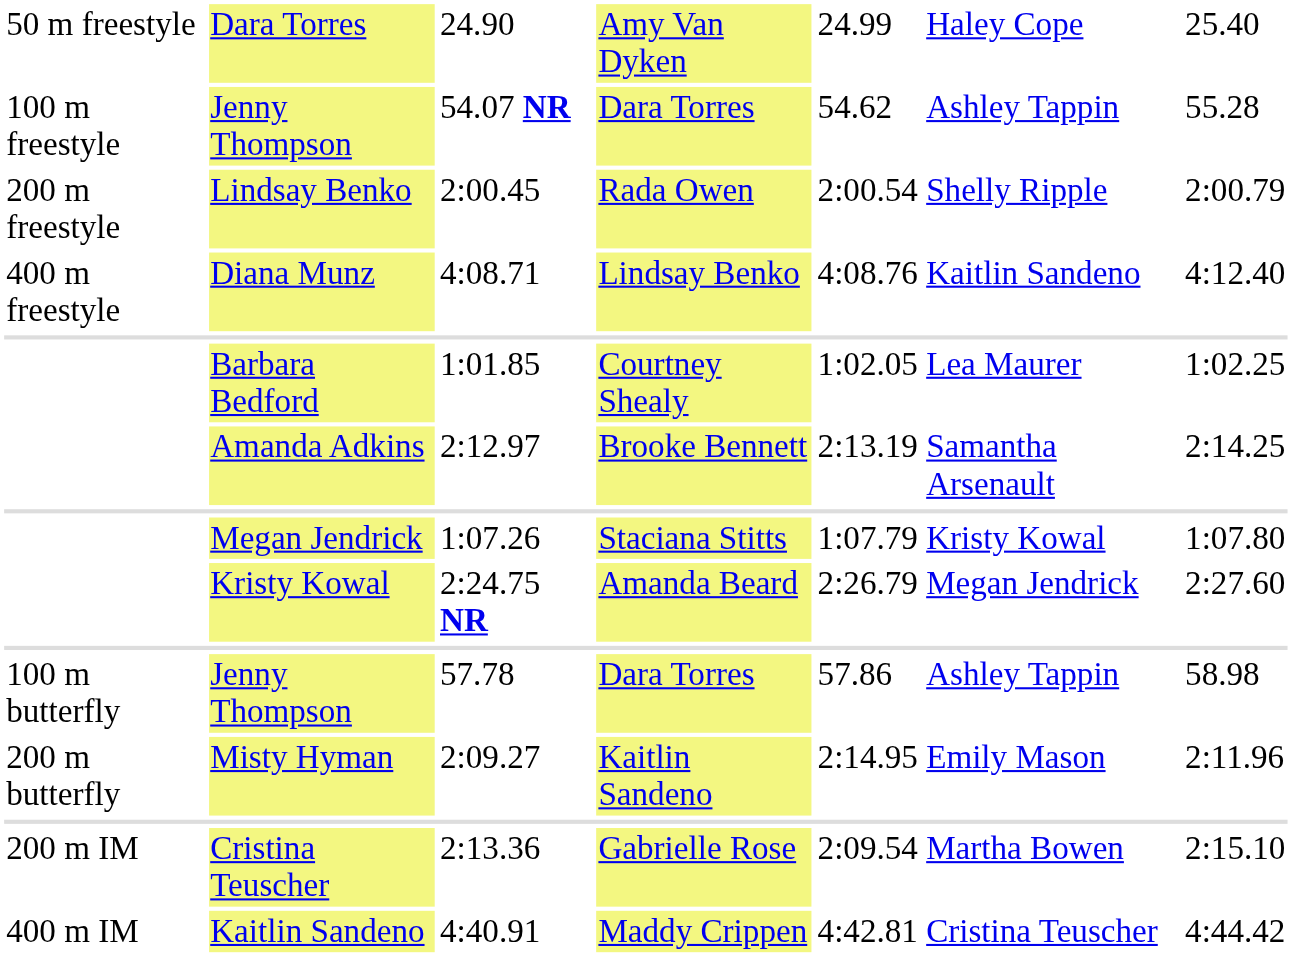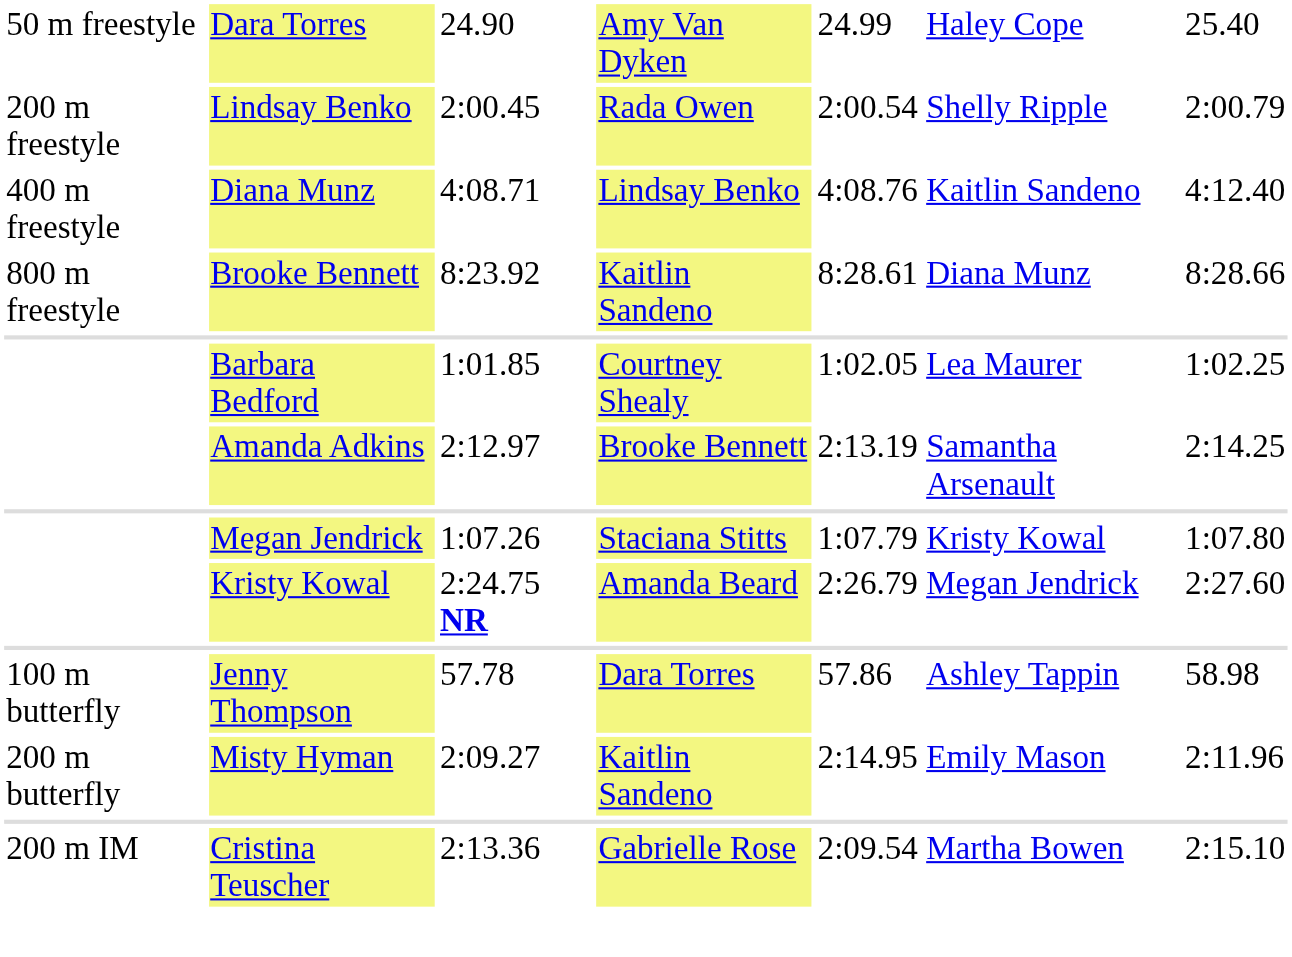- row: (281, 125)
+ row: (315, 272)
- row: (317, 930)
